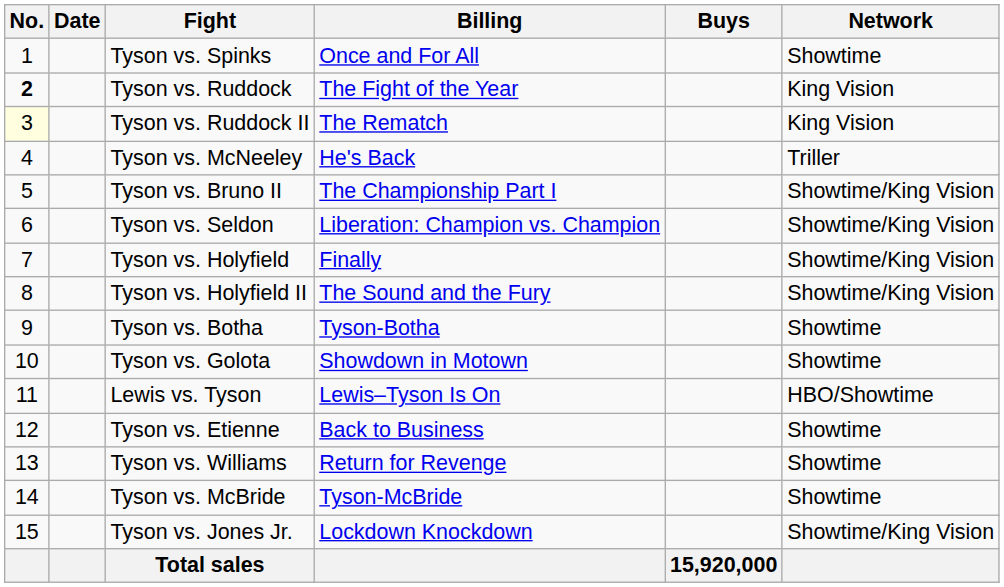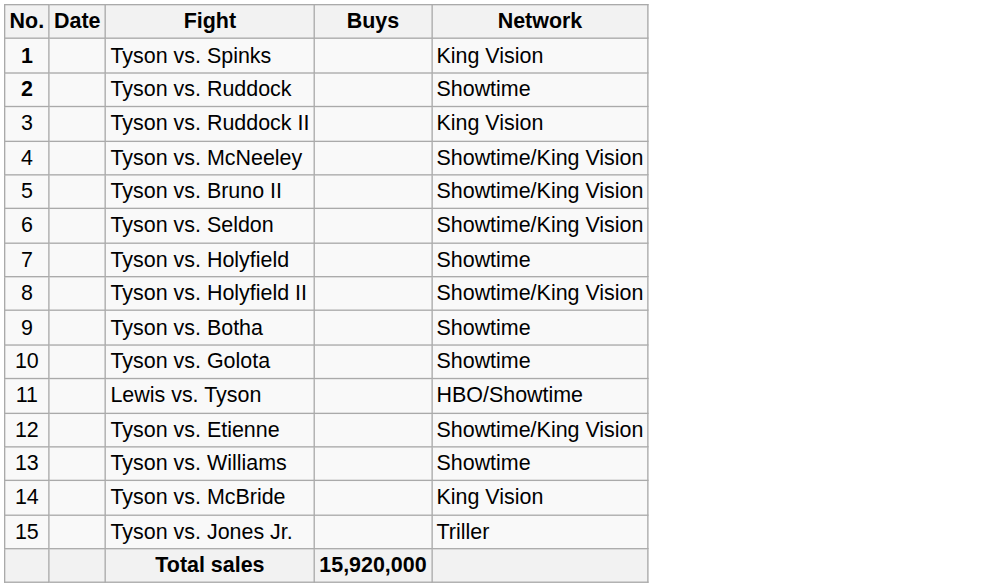- column: (490, 21)
(27, 55) normal -> (27, 55) bold
(834, 55) Showtime -> (490, 55) King Vision
(841, 89) King Vision -> (484, 89) Showtime
(27, 123) lightyellow background -> (27, 123) no background
(814, 157) Triller -> (540, 157) Showtime/King Vision
(891, 259) Showtime/King Vision -> (484, 259) Showtime
(834, 429) Showtime -> (540, 429) Showtime/King Vision
(834, 497) Showtime -> (490, 497) King Vision
(891, 531) Showtime/King Vision -> (463, 531) Triller
